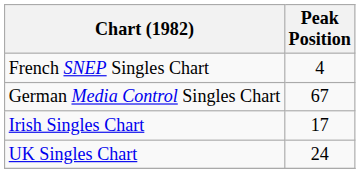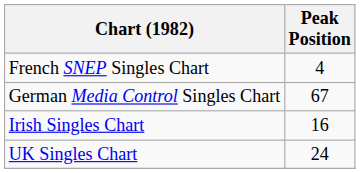(320, 125) 17 -> (320, 125) 16
